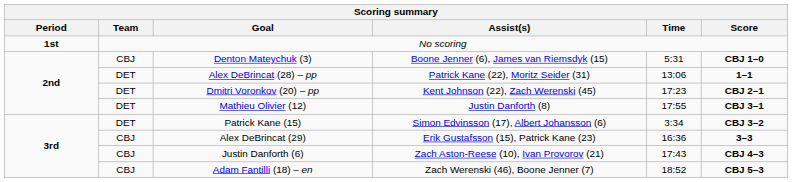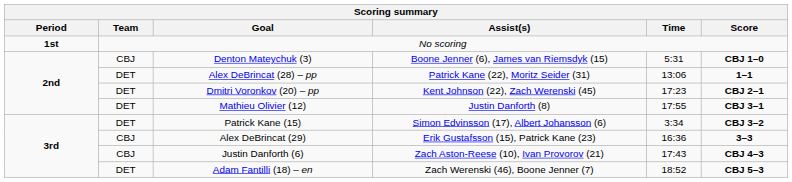(126, 169) CBJ -> (126, 169) DET
